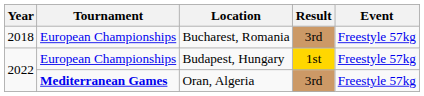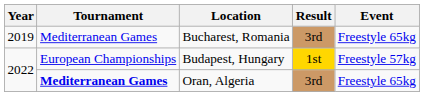(21, 37) 2018 -> (21, 37) 2019
(108, 37) European Championships -> (99, 37) Mediterranean Games
(377, 37) Freestyle 57kg -> (377, 37) Freestyle 65kg
(377, 81) Freestyle 57kg -> (377, 81) Freestyle 65kg
